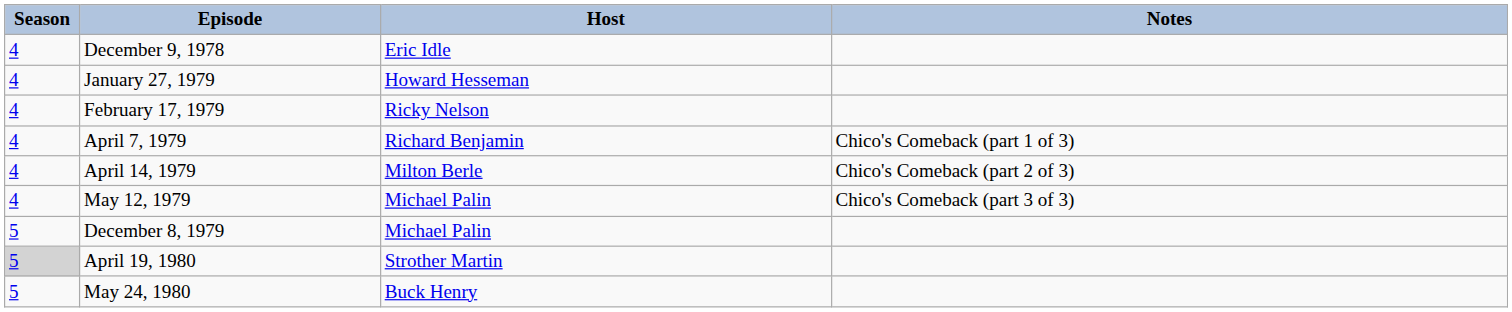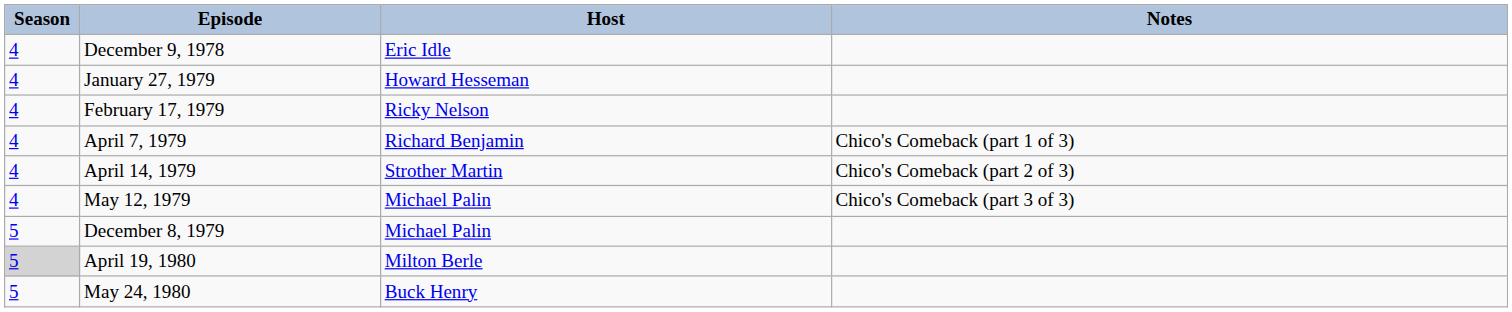(434, 170) Milton Berle -> (444, 170) Strother Martin
(444, 261) Strother Martin -> (434, 261) Milton Berle
